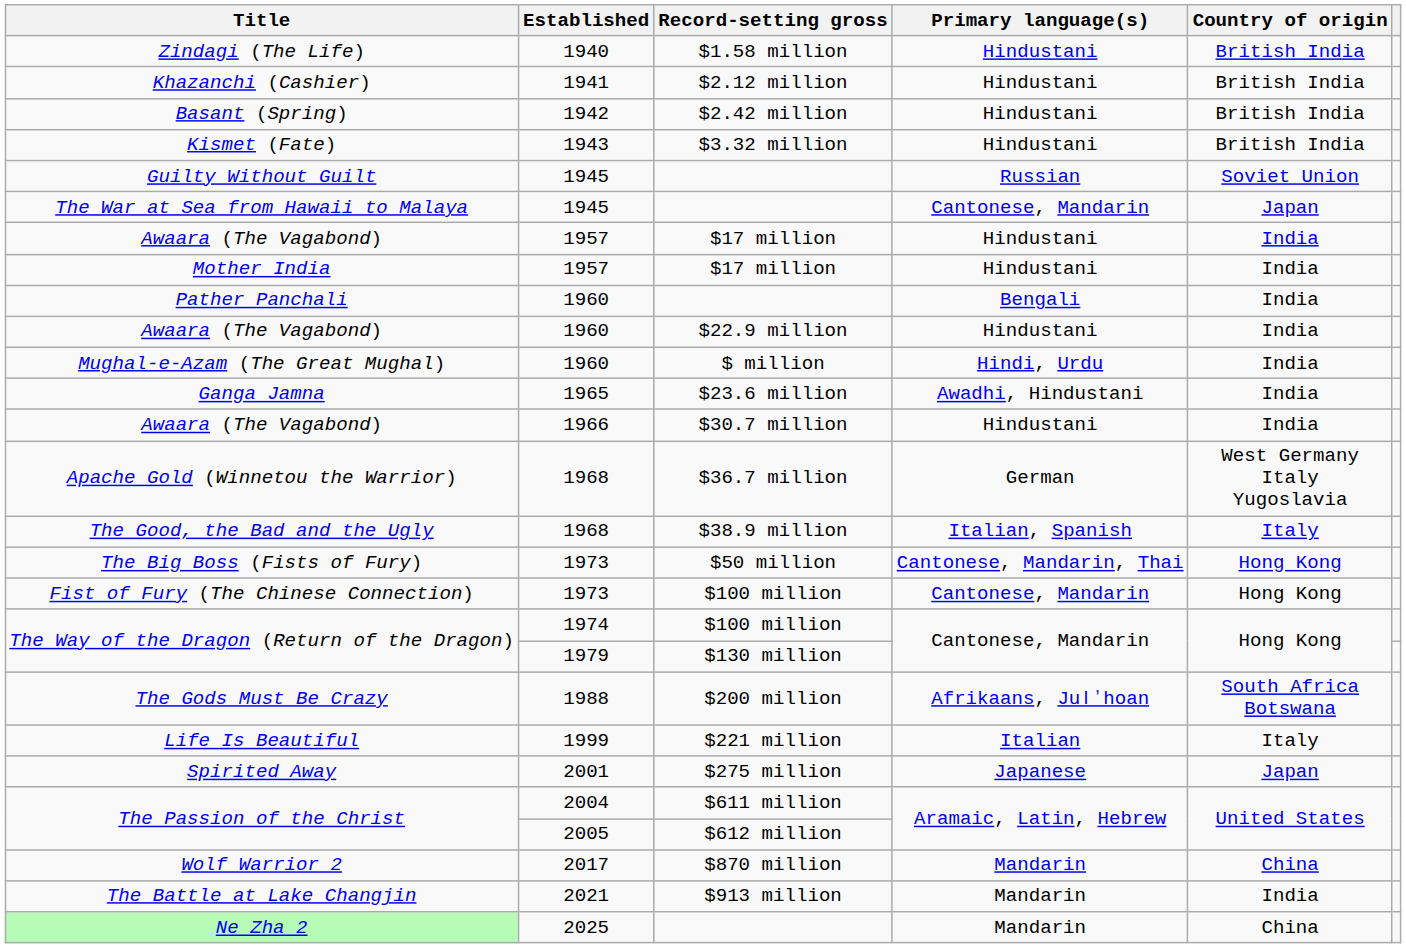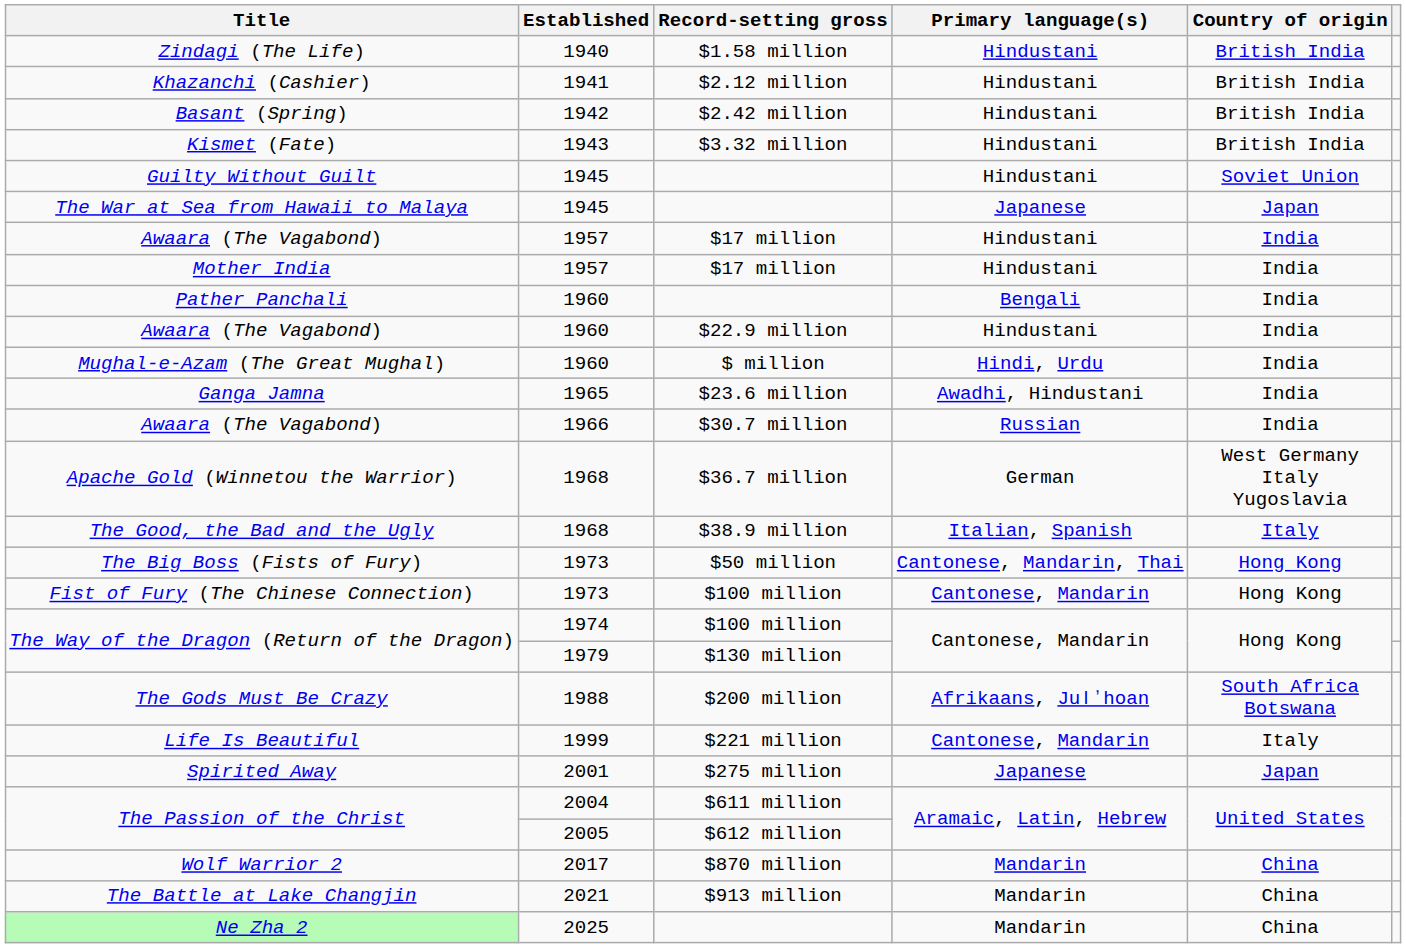(1040, 176) Russian -> (1040, 176) Hindustani
(1040, 207) Cantonese, Mandarin -> (1040, 207) Japanese
(1040, 425) Hindustani -> (1040, 425) Russian
(1040, 741) Italian -> (1040, 741) Cantonese, Mandarin
(1290, 896) India -> (1290, 896) China
